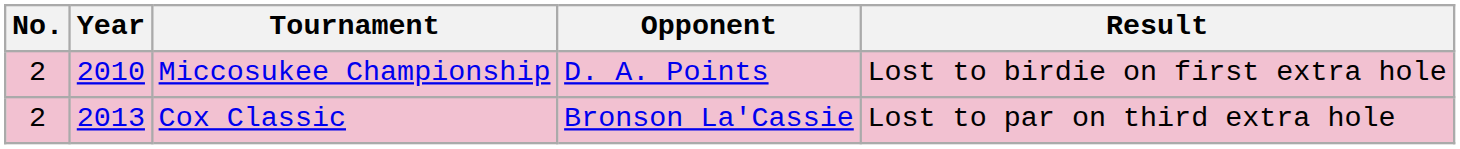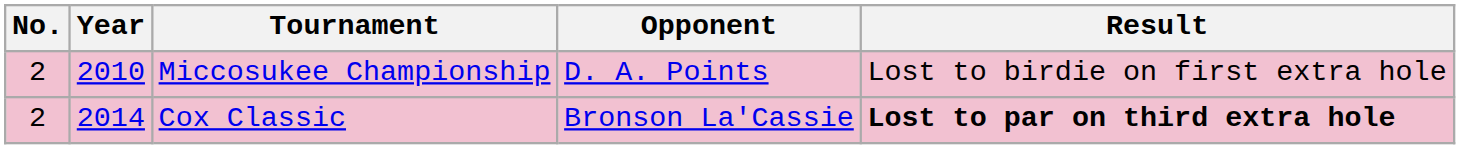(111, 120) 2013 -> (111, 120) 2014
(1132, 120) normal -> (1132, 120) bold
